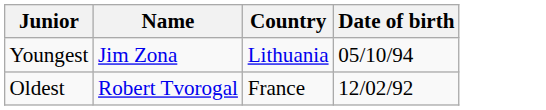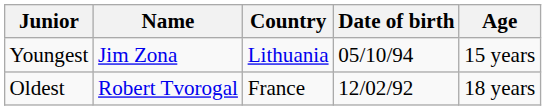+ column: (500, 21)
